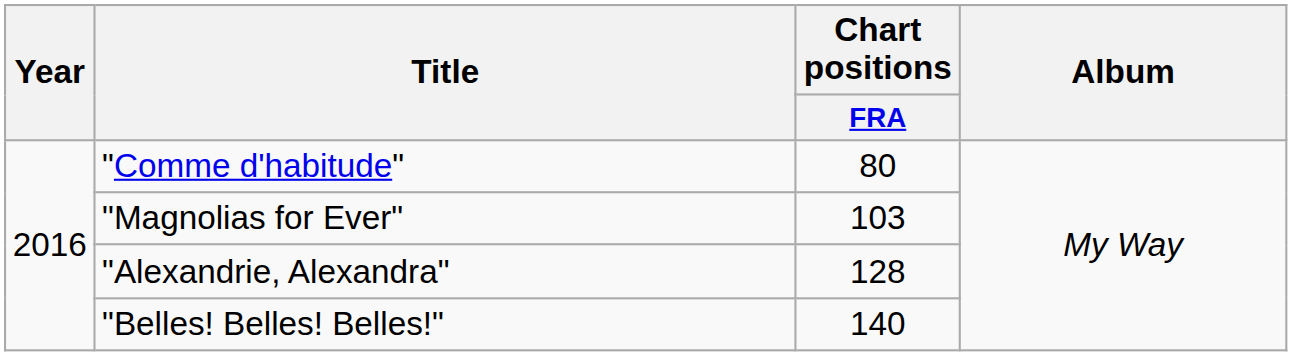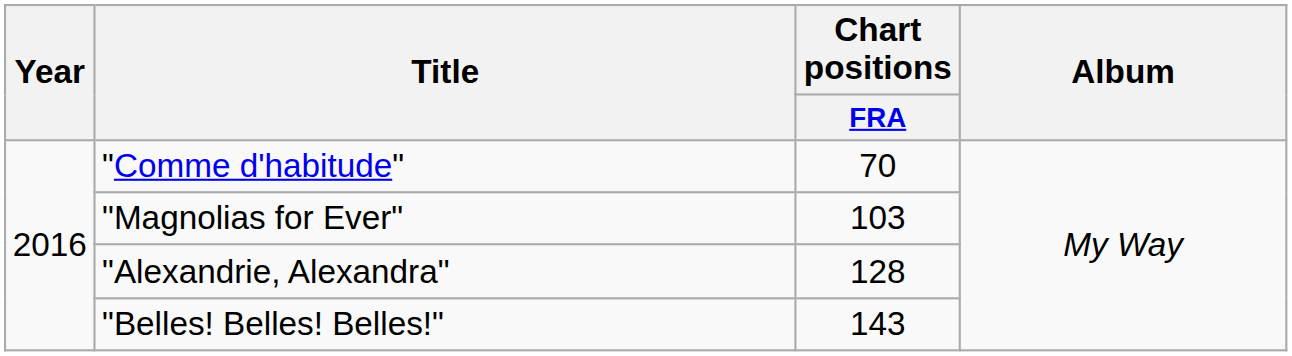(878, 165) 80 -> (878, 165) 70
(878, 323) 140 -> (878, 323) 143
